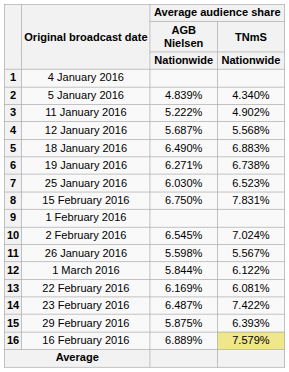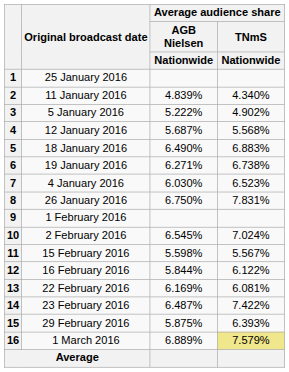(86, 78) 4 January 2016 -> (86, 78) 25 January 2016
(86, 95) 5 January 2016 -> (86, 95) 11 January 2016
(86, 113) 11 January 2016 -> (86, 113) 5 January 2016
(86, 183) 25 January 2016 -> (86, 183) 4 January 2016
(86, 200) 15 February 2016 -> (86, 200) 26 January 2016
(86, 253) 26 January 2016 -> (86, 253) 15 February 2016
(86, 270) 1 March 2016 -> (86, 270) 16 February 2016
(86, 340) 16 February 2016 -> (86, 340) 1 March 2016
